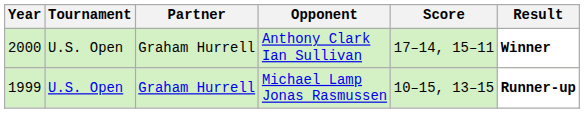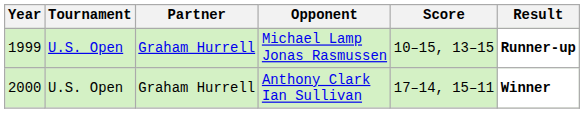rows swapped: (324, 88) <-> (316, 48)
